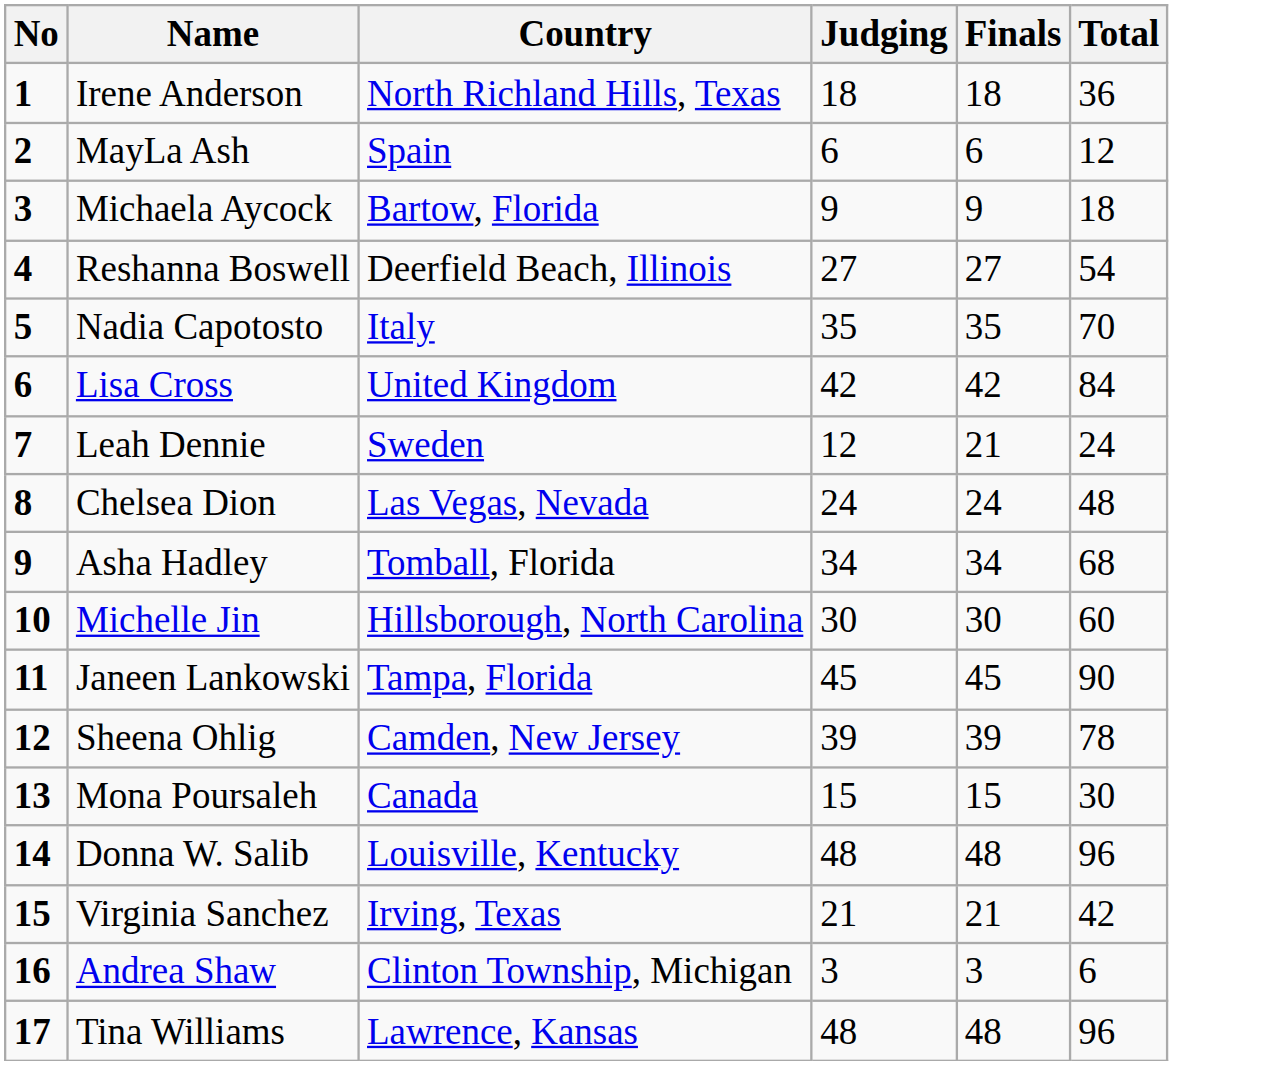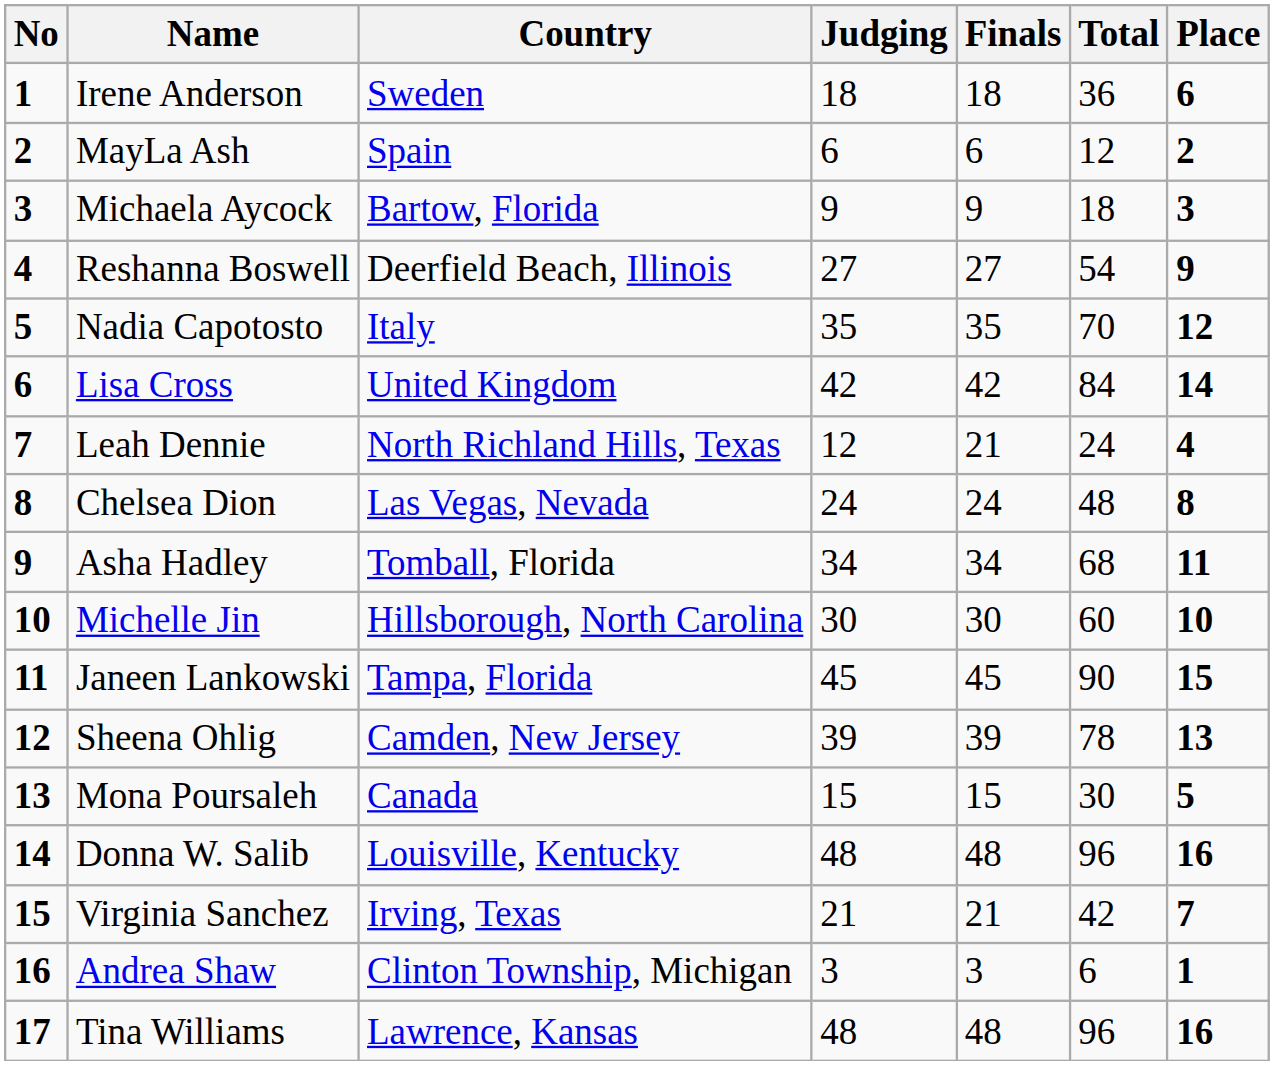+ column: (1218, 33)
(574, 92) North Richland Hills, Texas -> (426, 92) Sweden
(426, 444) Sweden -> (574, 444) North Richland Hills, Texas
